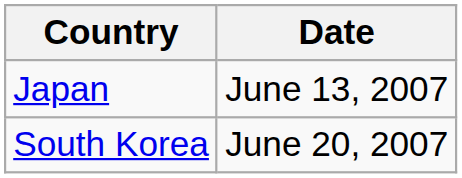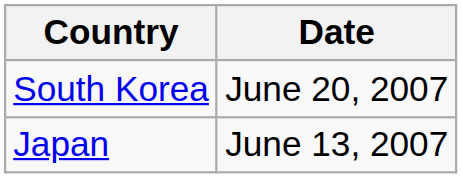rows swapped: (61, 88) <-> (111, 144)
